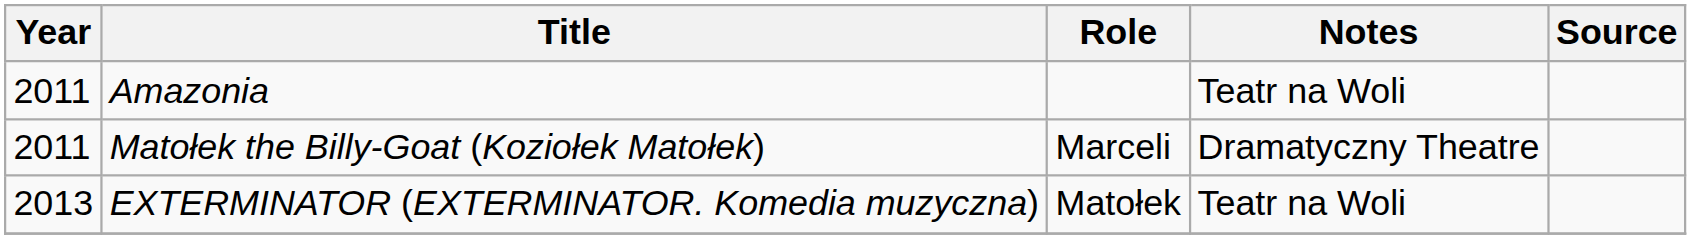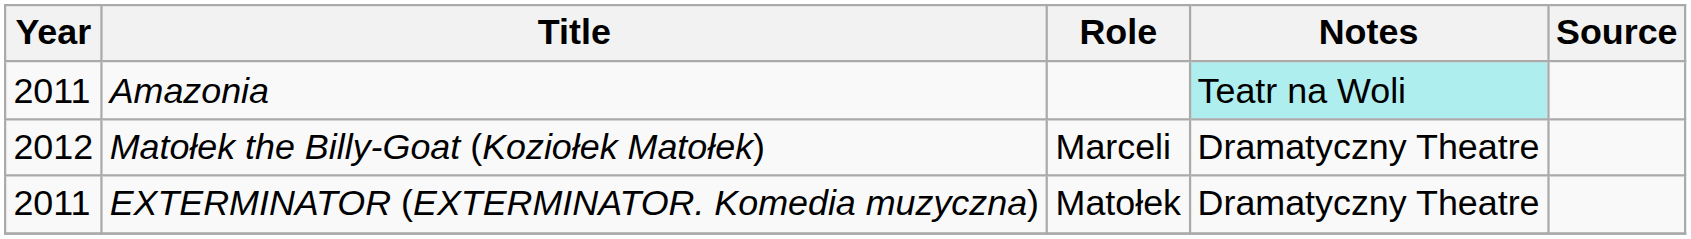(1302, 89) no background -> (1302, 89) paleturquoise background
(52, 146) 2011 -> (53, 146) 2012
(53, 203) 2013 -> (52, 203) 2011
(1302, 203) Teatr na Woli -> (1369, 203) Dramatyczny Theatre
